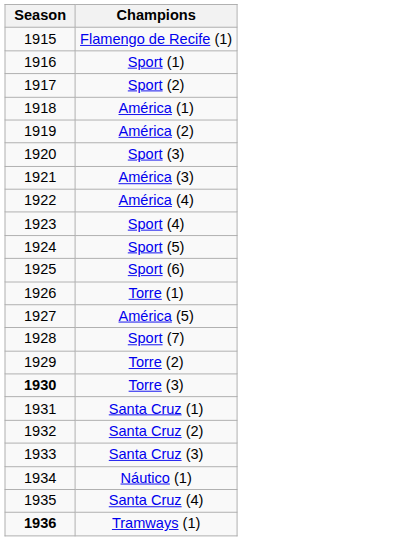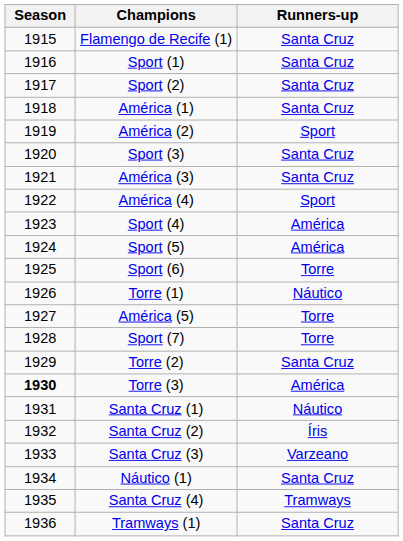+ column: (318, 16)
(40, 524) bold -> (40, 524) normal
